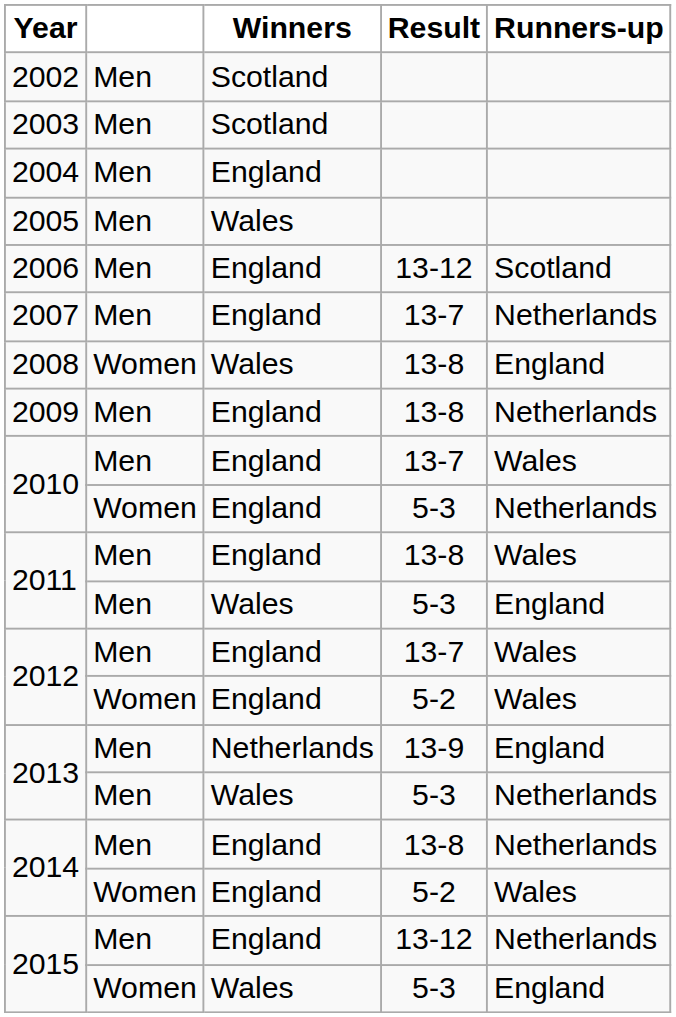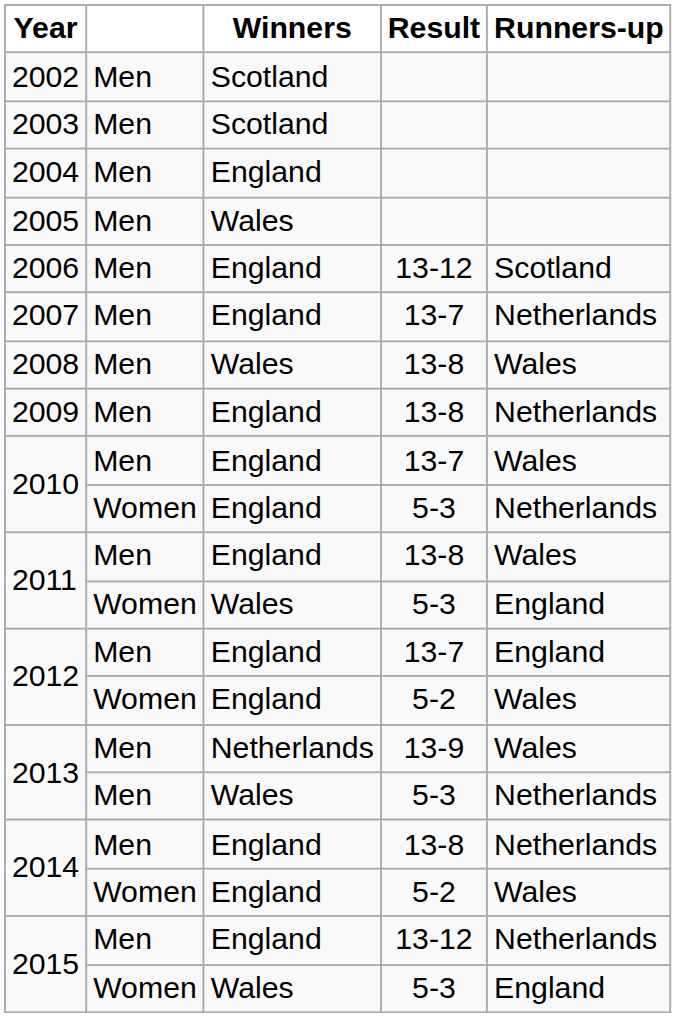(145, 364) Women -> (123, 364) Men
(550, 364) England -> (536, 364) Wales
(123, 603) Men -> (145, 603) Women
(536, 651) Wales -> (550, 651) England
(550, 747) England -> (536, 747) Wales
